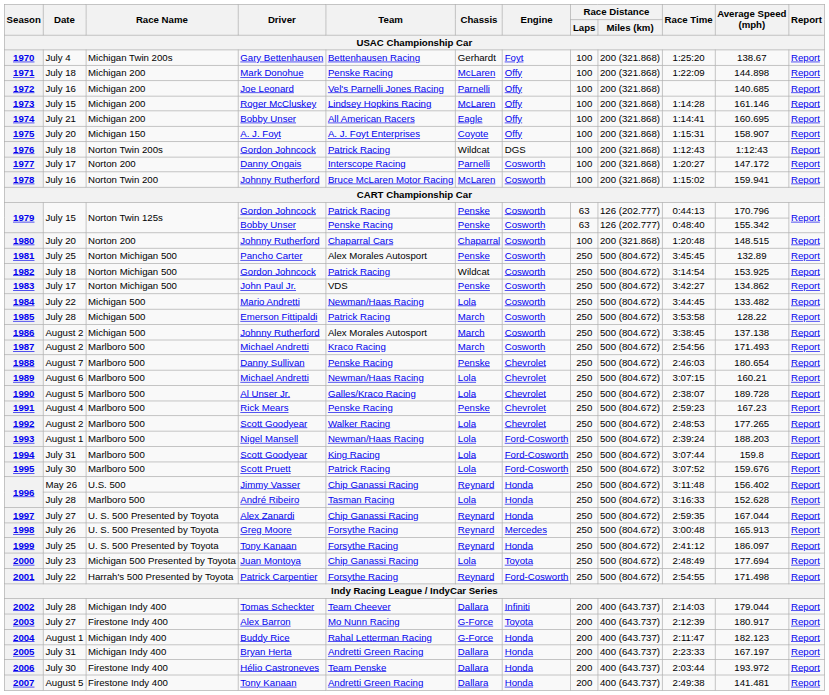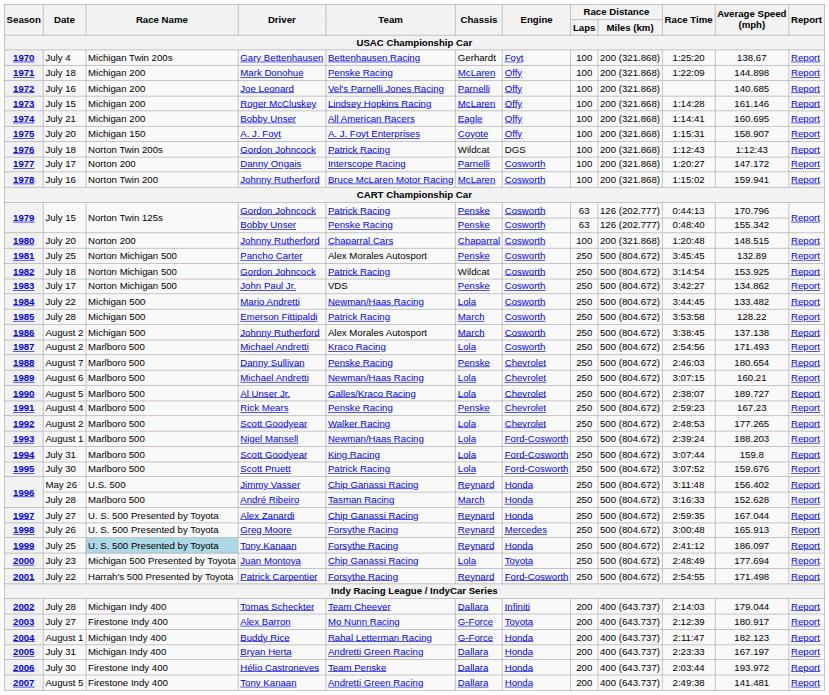(471, 348) March -> (467, 348) Lola
(752, 393) 189.728 -> (752, 393) 189.727
(467, 500) Lola -> (471, 500) March
(153, 546) no background -> (153, 546) lightblue background
